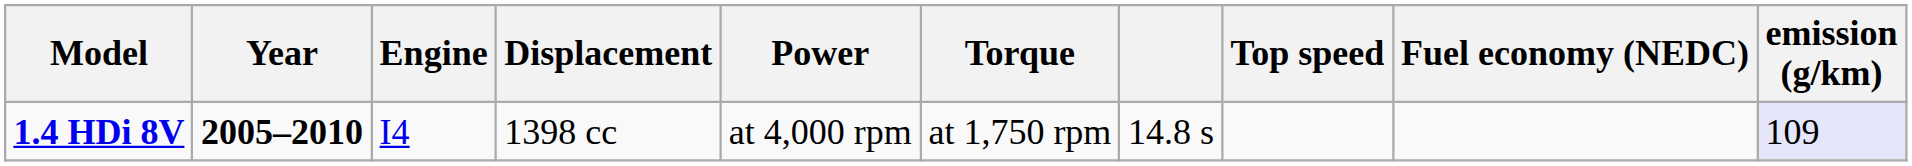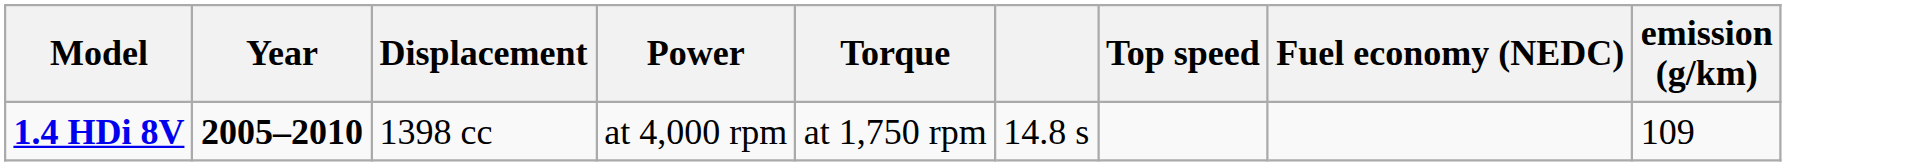- column: (434, 53)
(1792, 130) lavender background -> (1668, 130) no background
